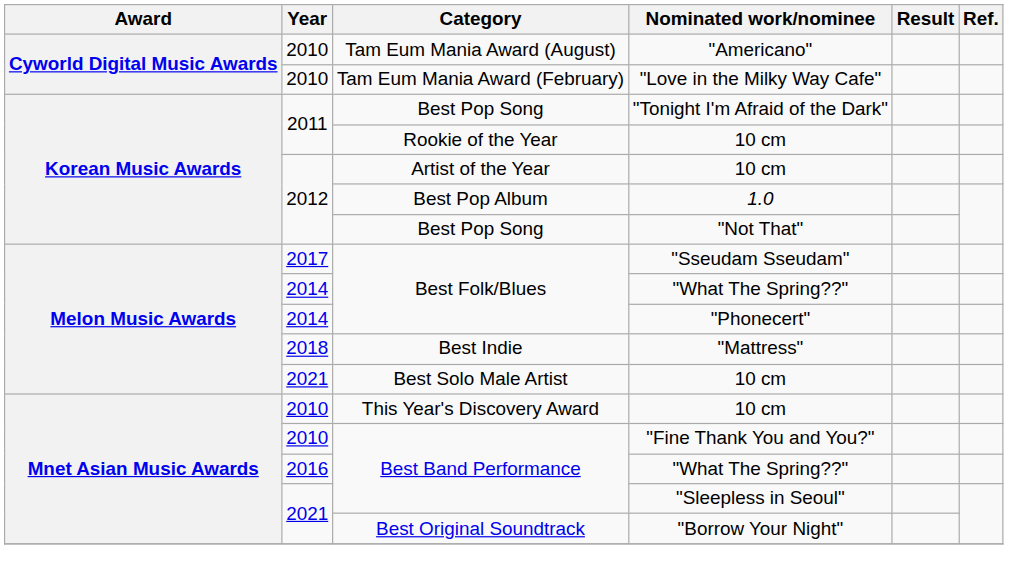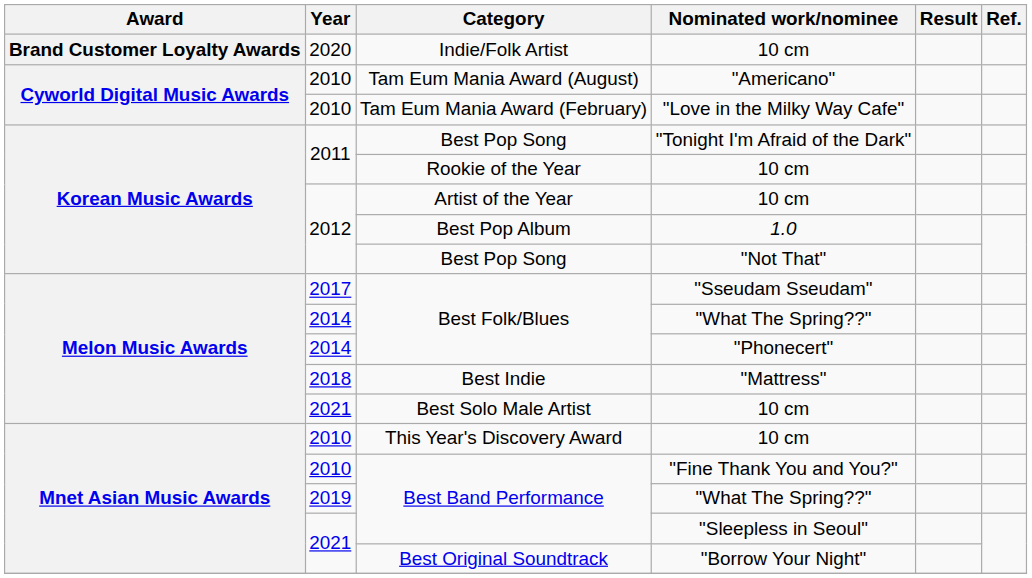+ row: (504, 49)
(307, 468) 2016 -> (330, 498) 2019
